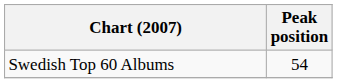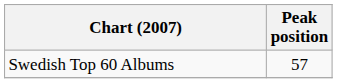(299, 63) 54 -> (299, 63) 57
